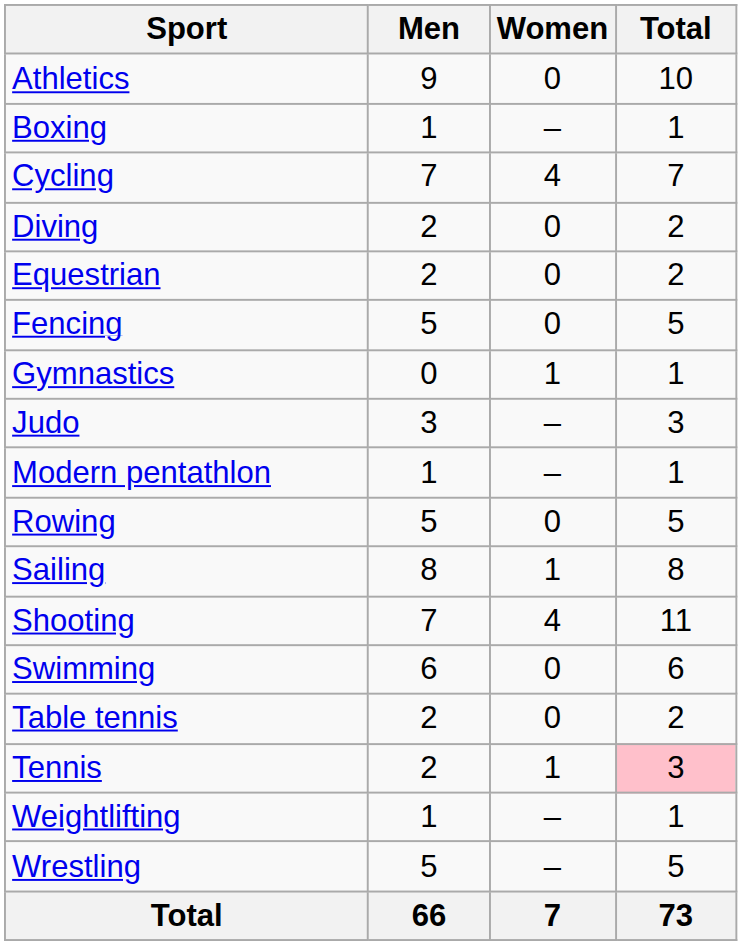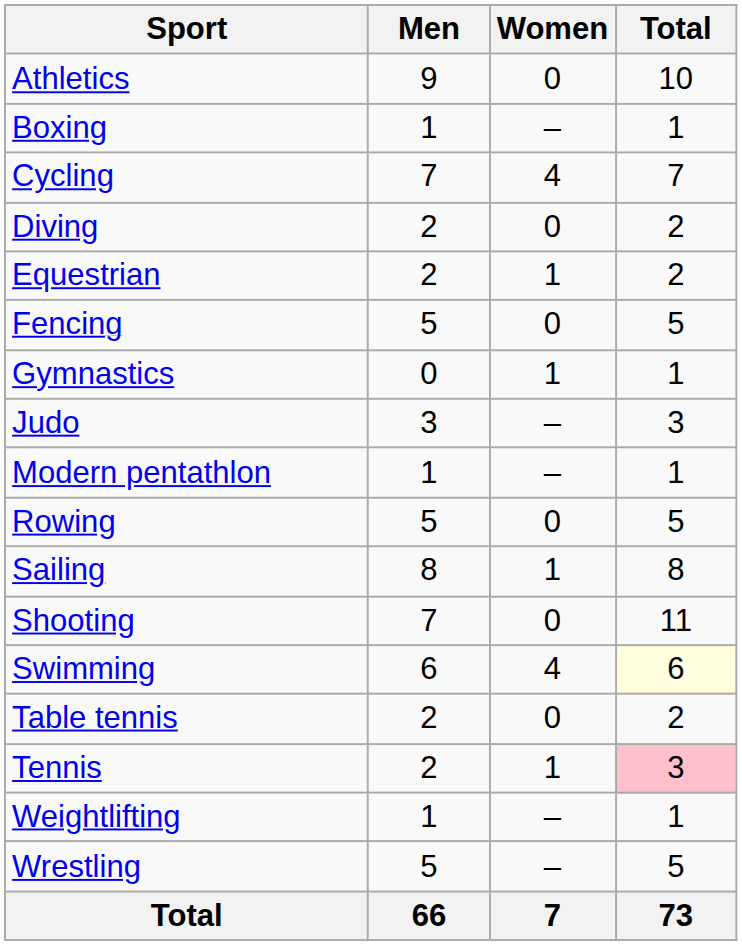(552, 275) 0 -> (552, 275) 1
(552, 619) 4 -> (552, 619) 0
(552, 669) 0 -> (552, 669) 4
(676, 669) no background -> (676, 669) lightyellow background
